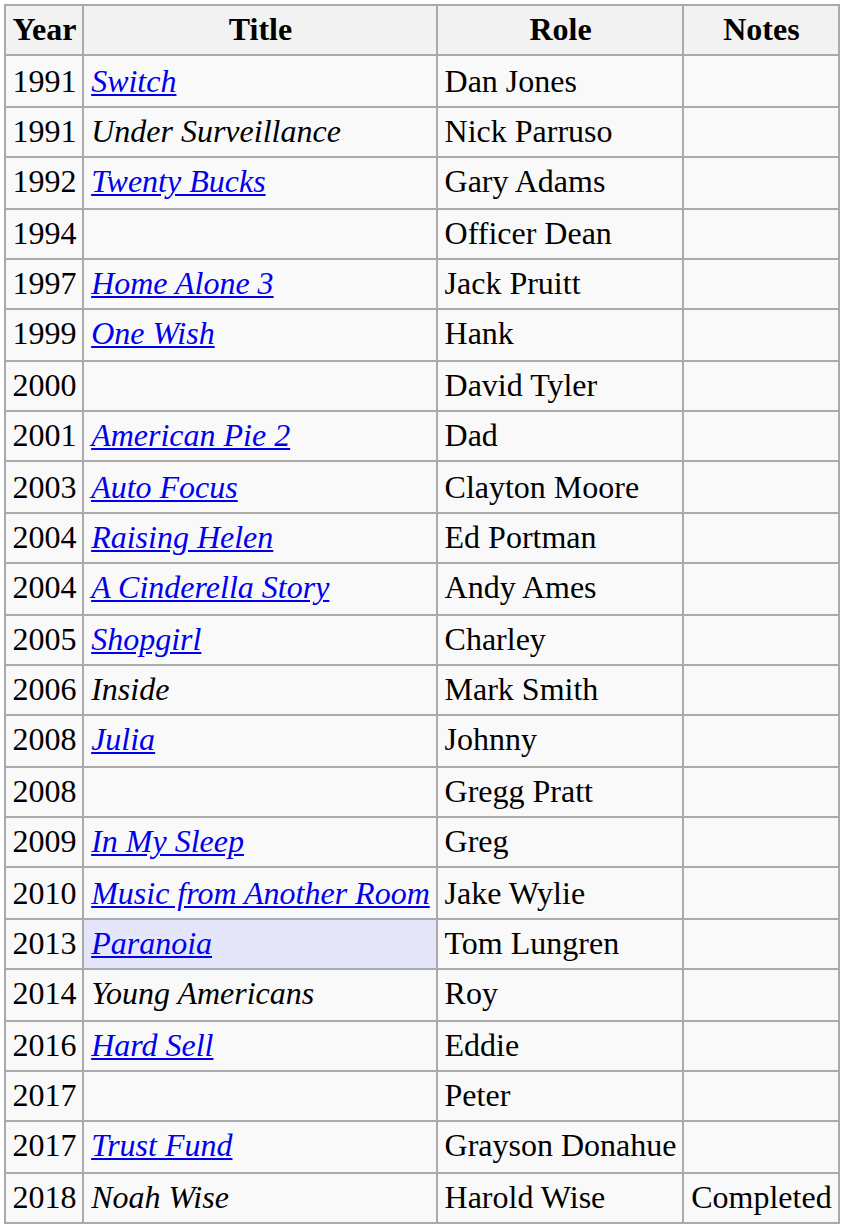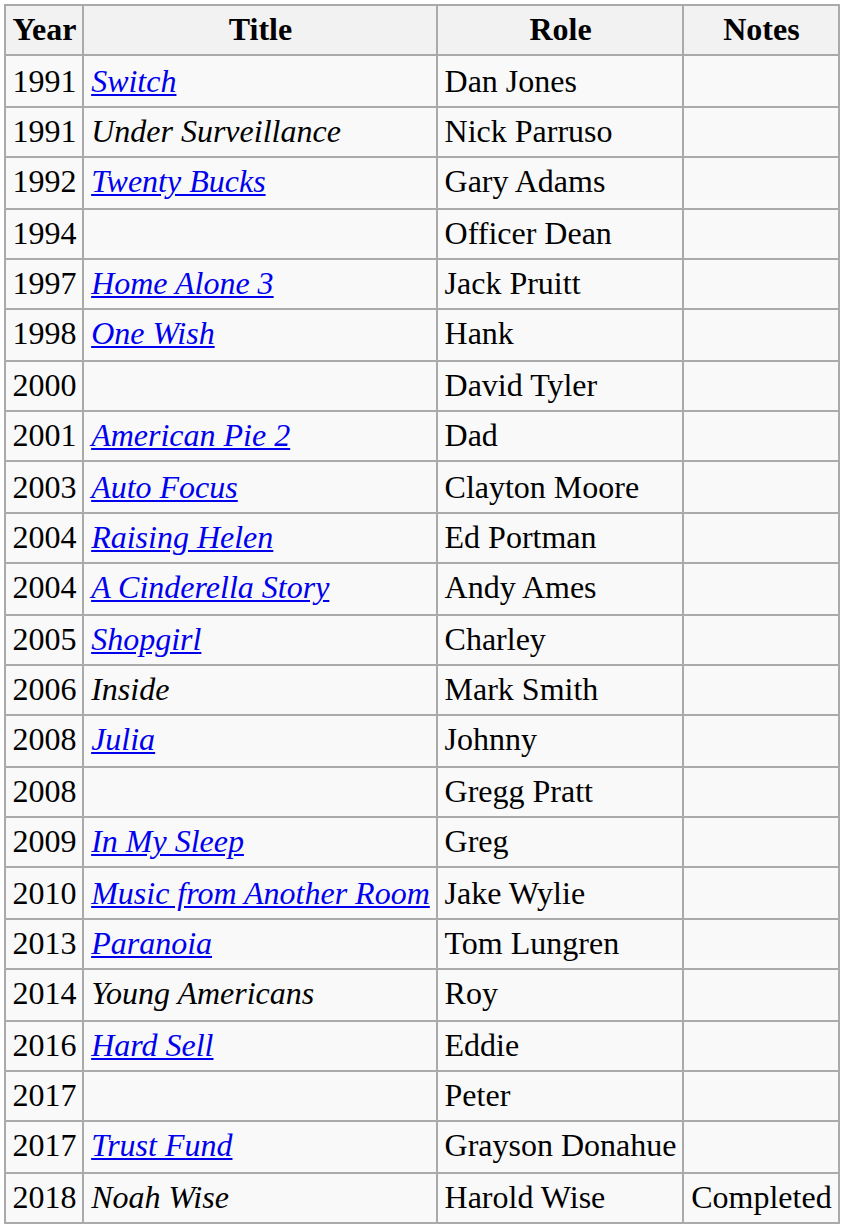(44, 334) 1999 -> (44, 334) 1998
(152, 943) lavender background -> (152, 943) no background
